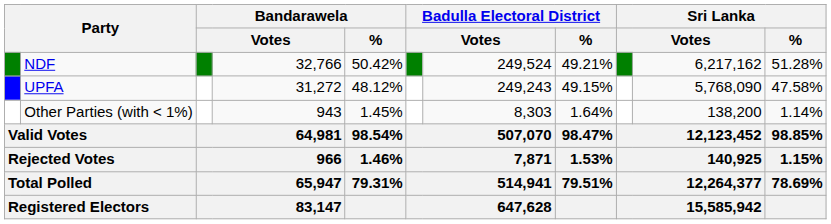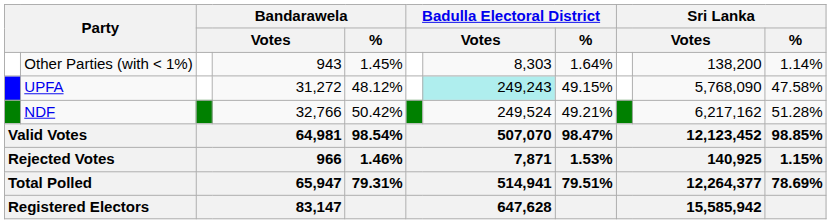rows swapped: (40, 64) <-> (108, 111)
(524, 87) no background -> (524, 87) paleturquoise background
